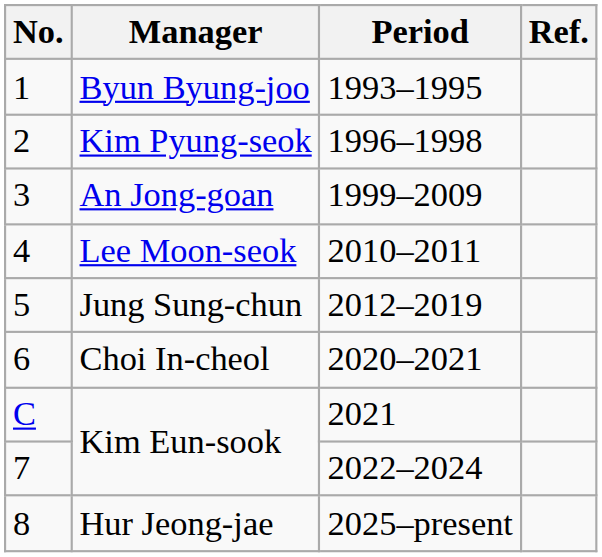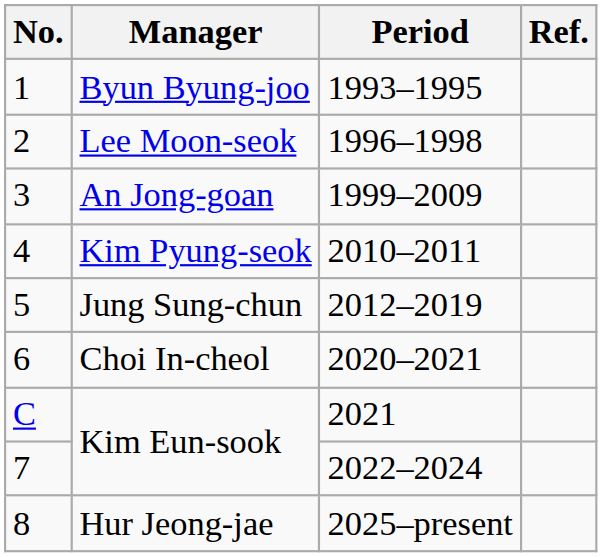(196, 140) Kim Pyung-seok -> (188, 140) Lee Moon-seok
(188, 250) Lee Moon-seok -> (196, 250) Kim Pyung-seok
